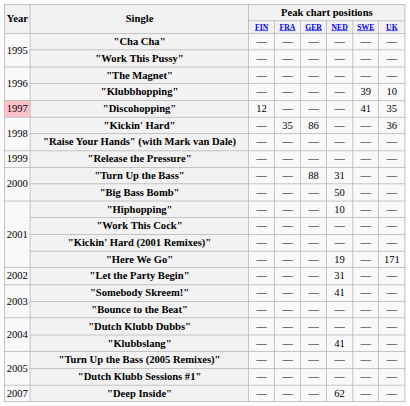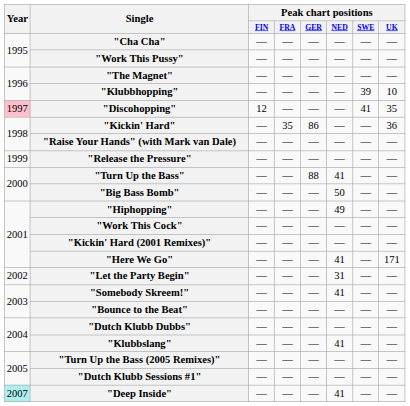(340, 175) 31 -> (340, 175) 41
(340, 209) 10 -> (340, 209) 49
(340, 259) 19 -> (340, 259) 41
(17, 393) no background -> (17, 393) paleturquoise background
(340, 393) 62 -> (340, 393) 41
